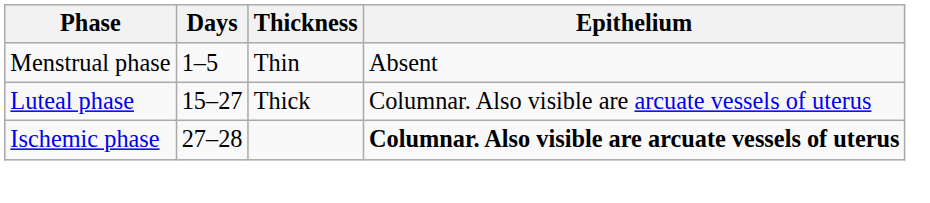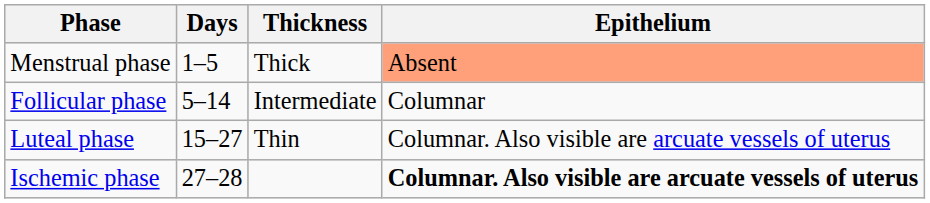(277, 62) Thin -> (282, 62) Thick
(403, 62) no background -> (422, 62) lightsalmon background
+ row: (88, 100)
(282, 100) Thick -> (277, 139) Thin
